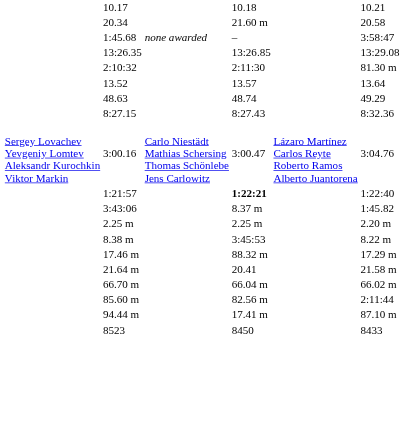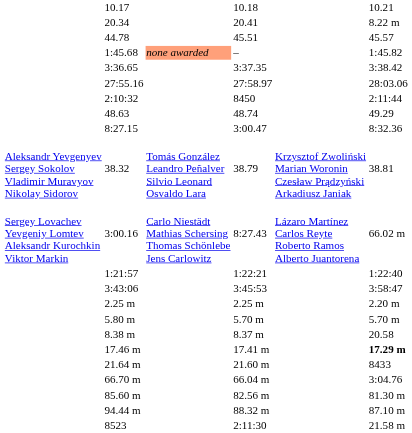(250, 22) 21.60 m -> (246, 22) 20.41
(373, 22) 20.58 -> (384, 22) 8.22 m
+ row: (117, 37)
(176, 37) no background -> (177, 52) lightsalmon background
(377, 37) 3:58:47 -> (386, 52) 1:45.82
+ row: (121, 68)
- row: (122, 52)
+ row: (124, 83)
(248, 68) 2:11:30 -> (244, 98) 8450
(379, 68) 81.30 m -> (385, 98) 2:11:44
- row: (115, 83)
(248, 113) 8:27.43 -> (250, 128) 3:00.47
+ row: (117, 168)
(248, 153) 3:00.47 -> (250, 233) 8:27.43
(377, 153) 3:04.76 -> (387, 233) 66.02 m
(249, 193) bold -> (250, 273) normal
(247, 208) 8.37 m -> (250, 288) 3:45:53
(377, 208) 1:45.82 -> (386, 288) 3:58:47
+ row: (120, 319)
(249, 239) 3:45:53 -> (249, 334) 8.37 m
(376, 239) 8.22 m -> (381, 334) 20.58
(250, 254) 88.32 m -> (251, 349) 17.41 m
(379, 254) normal -> (387, 349) bold
(244, 269) 20.41 -> (251, 364) 21.60 m
(379, 269) 21.58 m -> (380, 364) 8433
(379, 284) 66.02 m -> (386, 380) 3:04.76
(377, 299) 2:11:44 -> (387, 395) 81.30 m
(250, 315) 17.41 m -> (251, 410) 88.32 m
(243, 330) 8450 -> (250, 425) 2:11:30
(372, 330) 8433 -> (387, 425) 21.58 m
